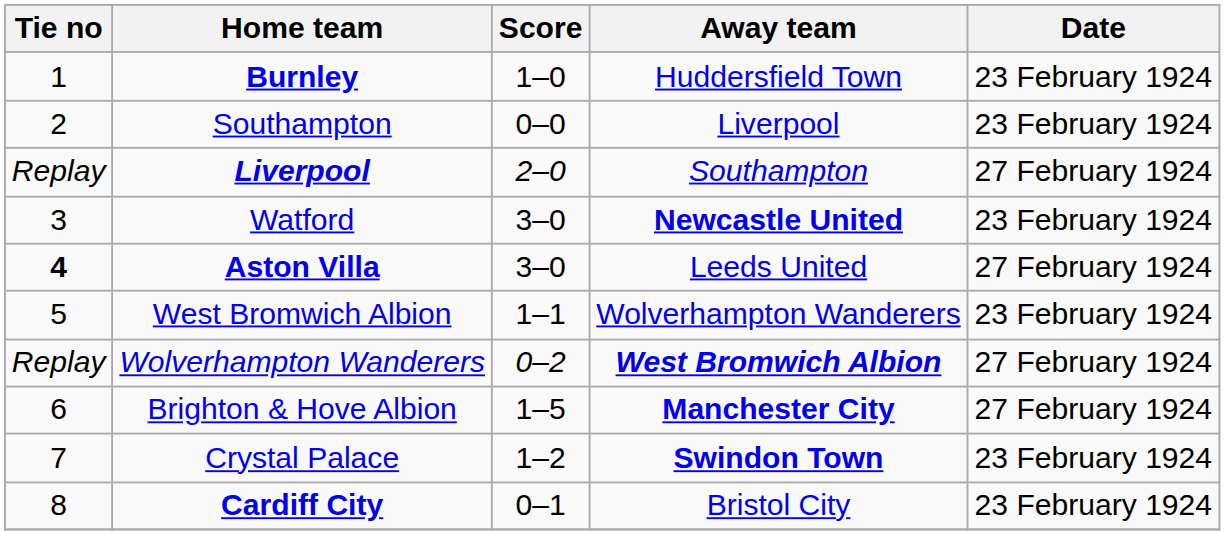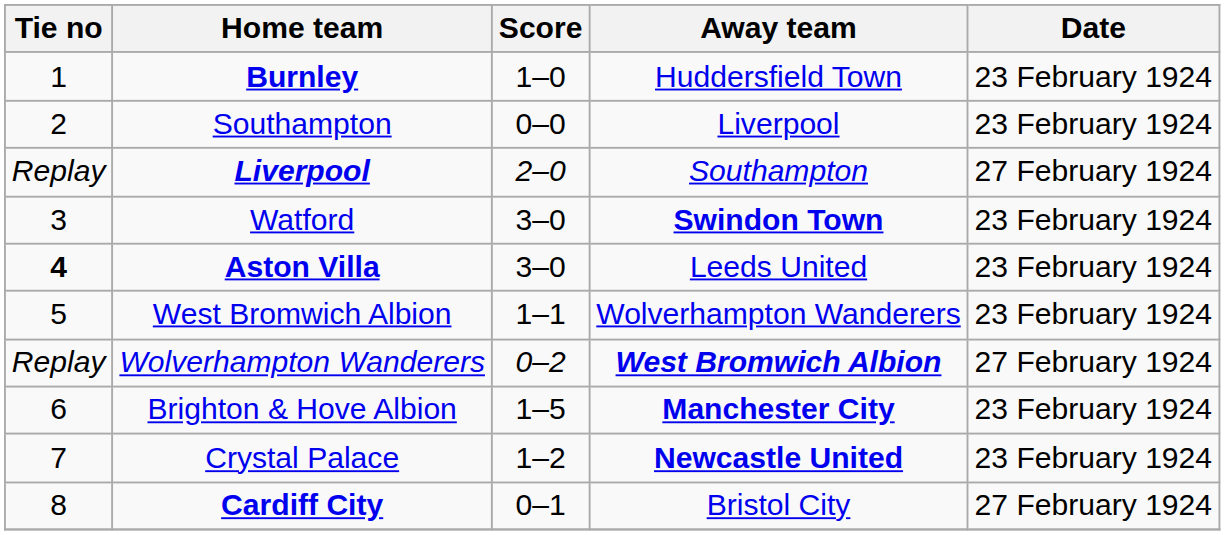(779, 219) Newcastle United -> (779, 219) Swindon Town
(1093, 266) 27 February 1924 -> (1093, 266) 23 February 1924
(1093, 409) 27 February 1924 -> (1093, 409) 23 February 1924
(779, 457) Swindon Town -> (779, 457) Newcastle United
(1093, 505) 23 February 1924 -> (1093, 505) 27 February 1924
